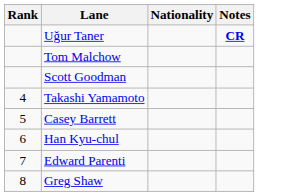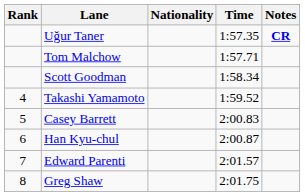+ column: (239, 14)
